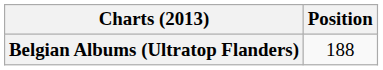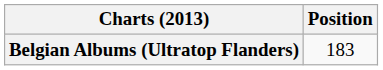(340, 49) 188 -> (340, 49) 183
